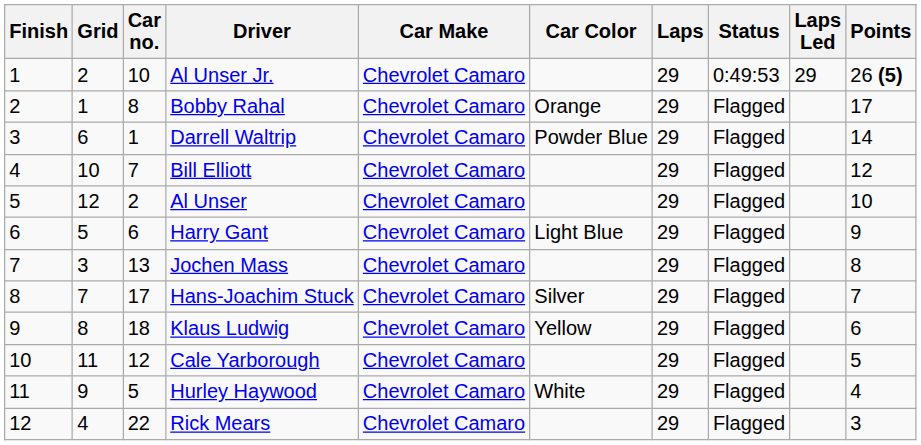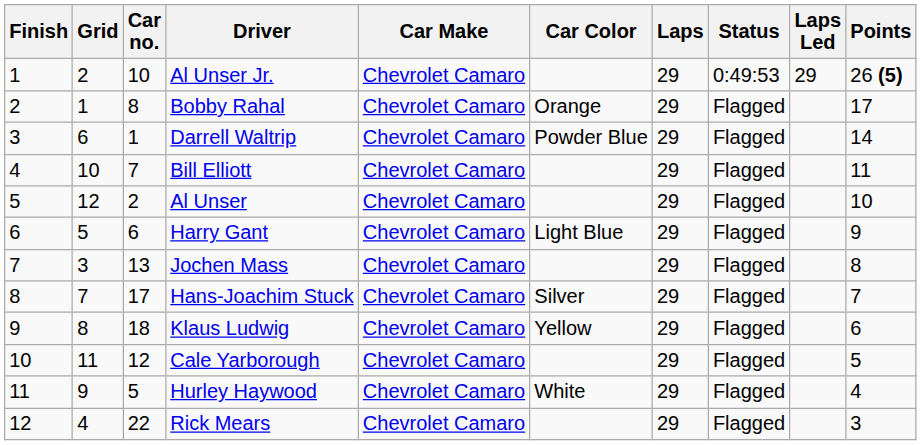(861, 169) 12 -> (861, 169) 11
